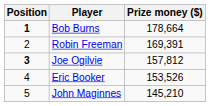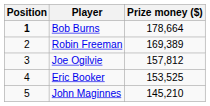(165, 45) 169,391 -> (165, 45) 169,389
(27, 61) bold -> (27, 61) normal
(165, 77) 153,526 -> (165, 77) 153,525
